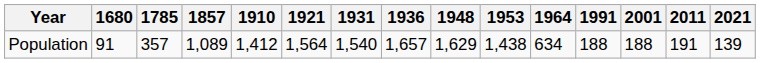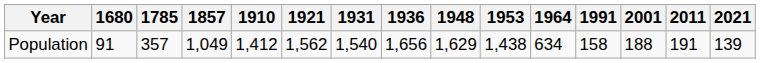(207, 44) 1,089 -> (207, 44) 1,049
(306, 44) 1,564 -> (306, 44) 1,562
(406, 44) 1,657 -> (406, 44) 1,656
(593, 44) 188 -> (593, 44) 158
